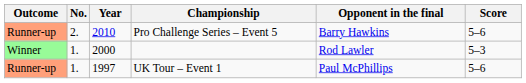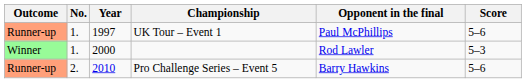rows swapped: (177, 68) <-> (205, 31)
